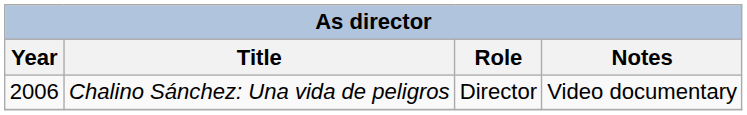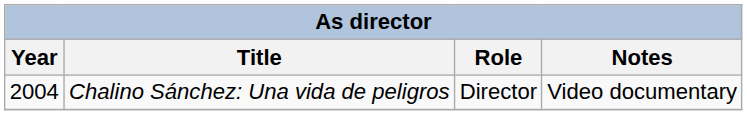(34, 92) 2006 -> (34, 92) 2004
